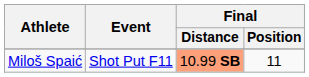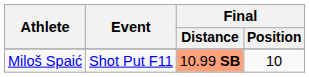(274, 61) 11 -> (274, 61) 10
